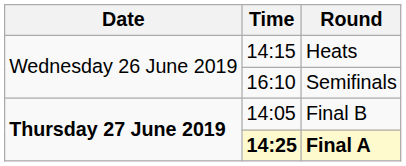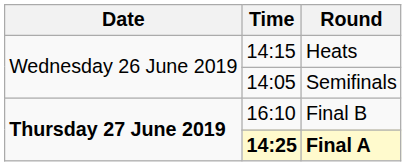(271, 82) 16:10 -> (271, 82) 14:05
(271, 113) 14:05 -> (271, 113) 16:10
